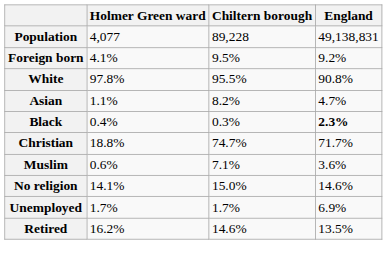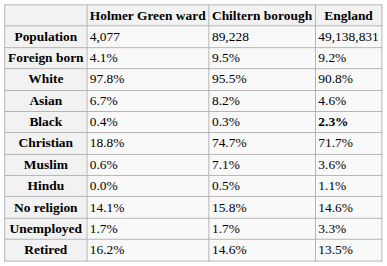(104, 100) 1.1% -> (104, 100) 6.7%
(332, 100) 4.7% -> (332, 100) 4.6%
+ row: (46, 186)
(229, 186) 15.0% -> (229, 207) 15.8%
(332, 207) 6.9% -> (332, 228) 3.3%
